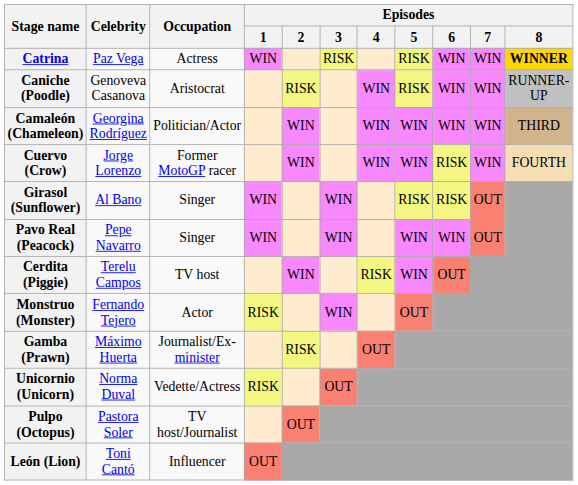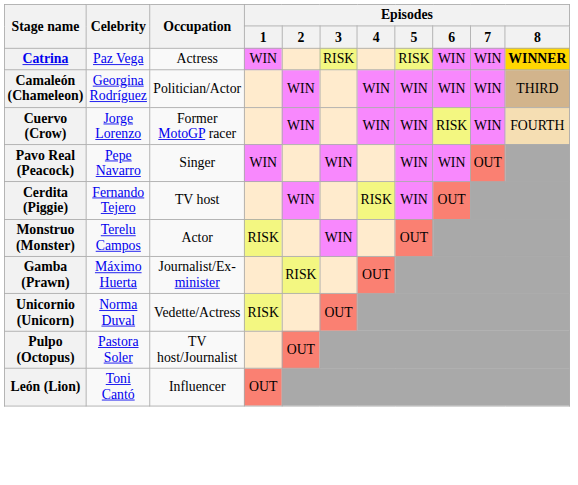- row: (45, 88)
- row: (45, 200)
(118, 275) Terelu Campos -> (118, 200) Fernando Tejero
(118, 312) Fernando Tejero -> (118, 237) Terelu Campos
